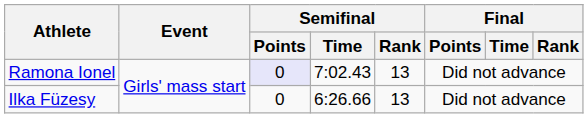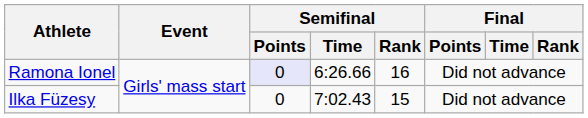(342, 73) 7:02.43 -> (342, 73) 6:26.66
(400, 73) 13 -> (400, 73) 16
(342, 100) 6:26.66 -> (342, 100) 7:02.43
(400, 100) 13 -> (400, 100) 15
